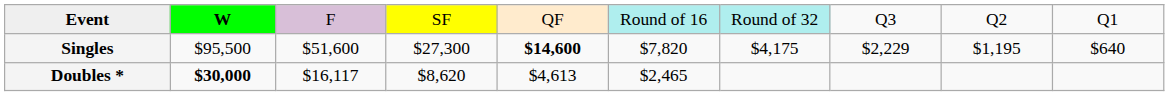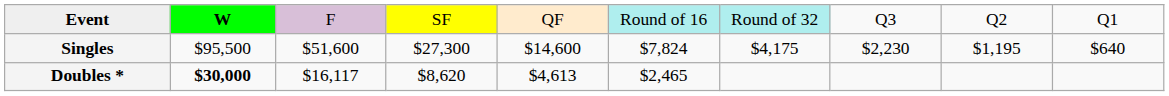(553, 47) bold -> (553, 47) normal
(664, 47) $7,820 -> (664, 47) $7,824
(886, 47) $2,229 -> (886, 47) $2,230
